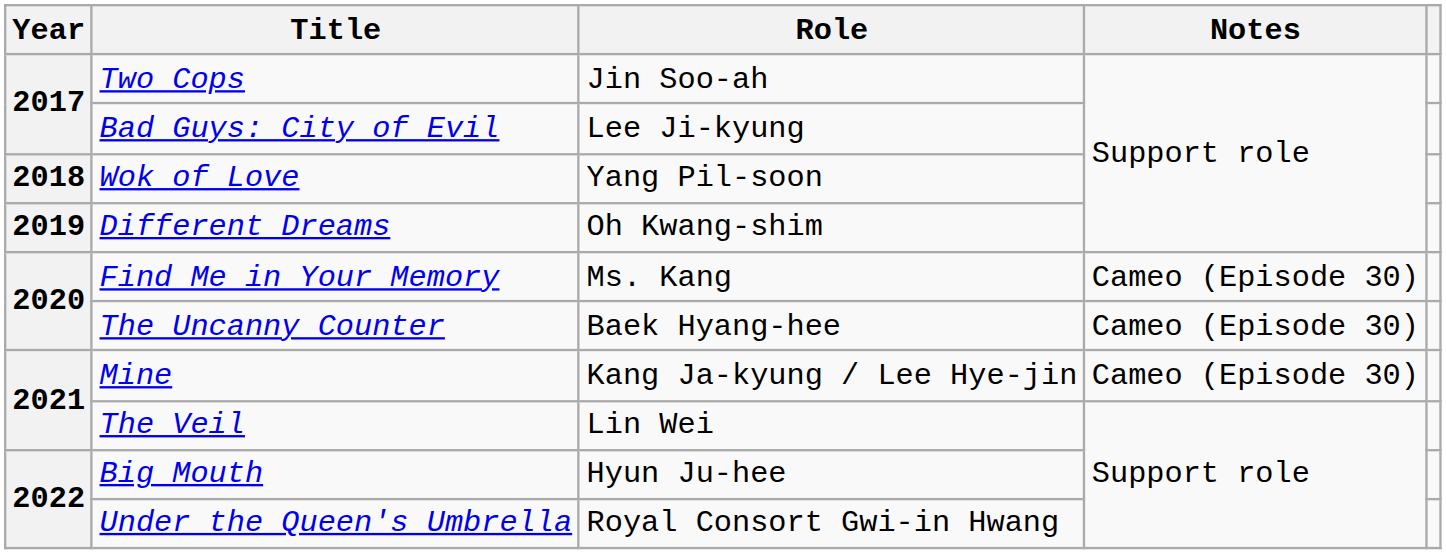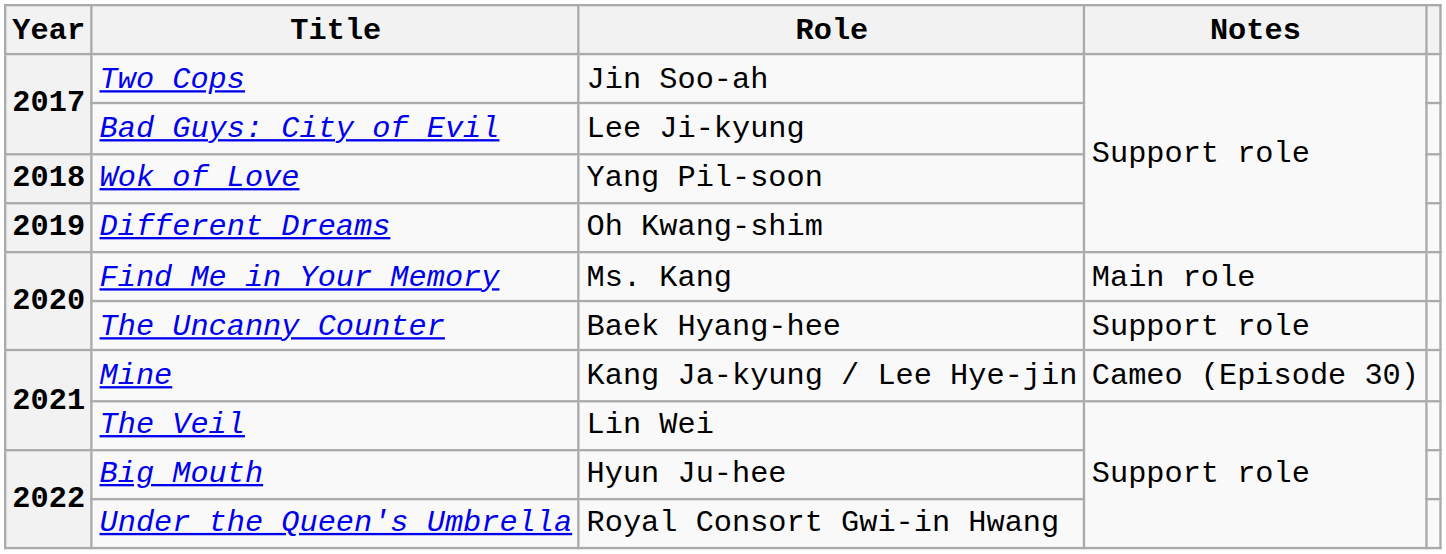(1255, 277) Cameo (Episode 30) -> (1174, 277) Main role
(1255, 326) Cameo (Episode 30) -> (1201, 326) Support role
